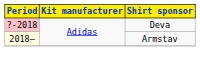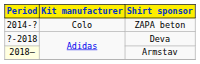+ row: (160, 25)
(22, 25) pink background -> (22, 39) no background
